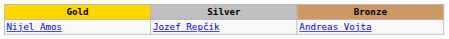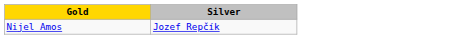- column: (370, 12)
